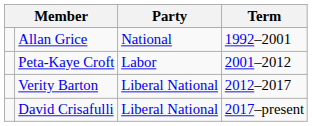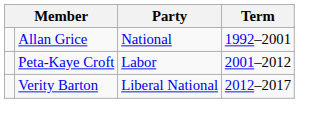- row: (66, 109)
